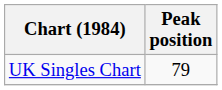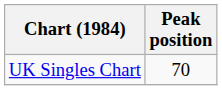(181, 69) 79 -> (181, 69) 70
